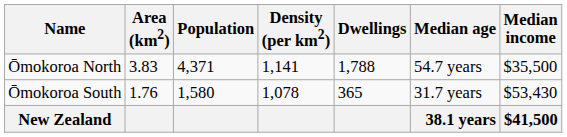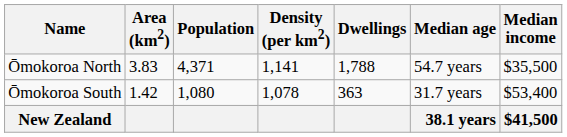(143, 92) 1.76 -> (143, 92) 1.42
(196, 92) 1,580 -> (196, 92) 1,080
(350, 92) 365 -> (350, 92) 363
(530, 92) $53,430 -> (530, 92) $53,400
